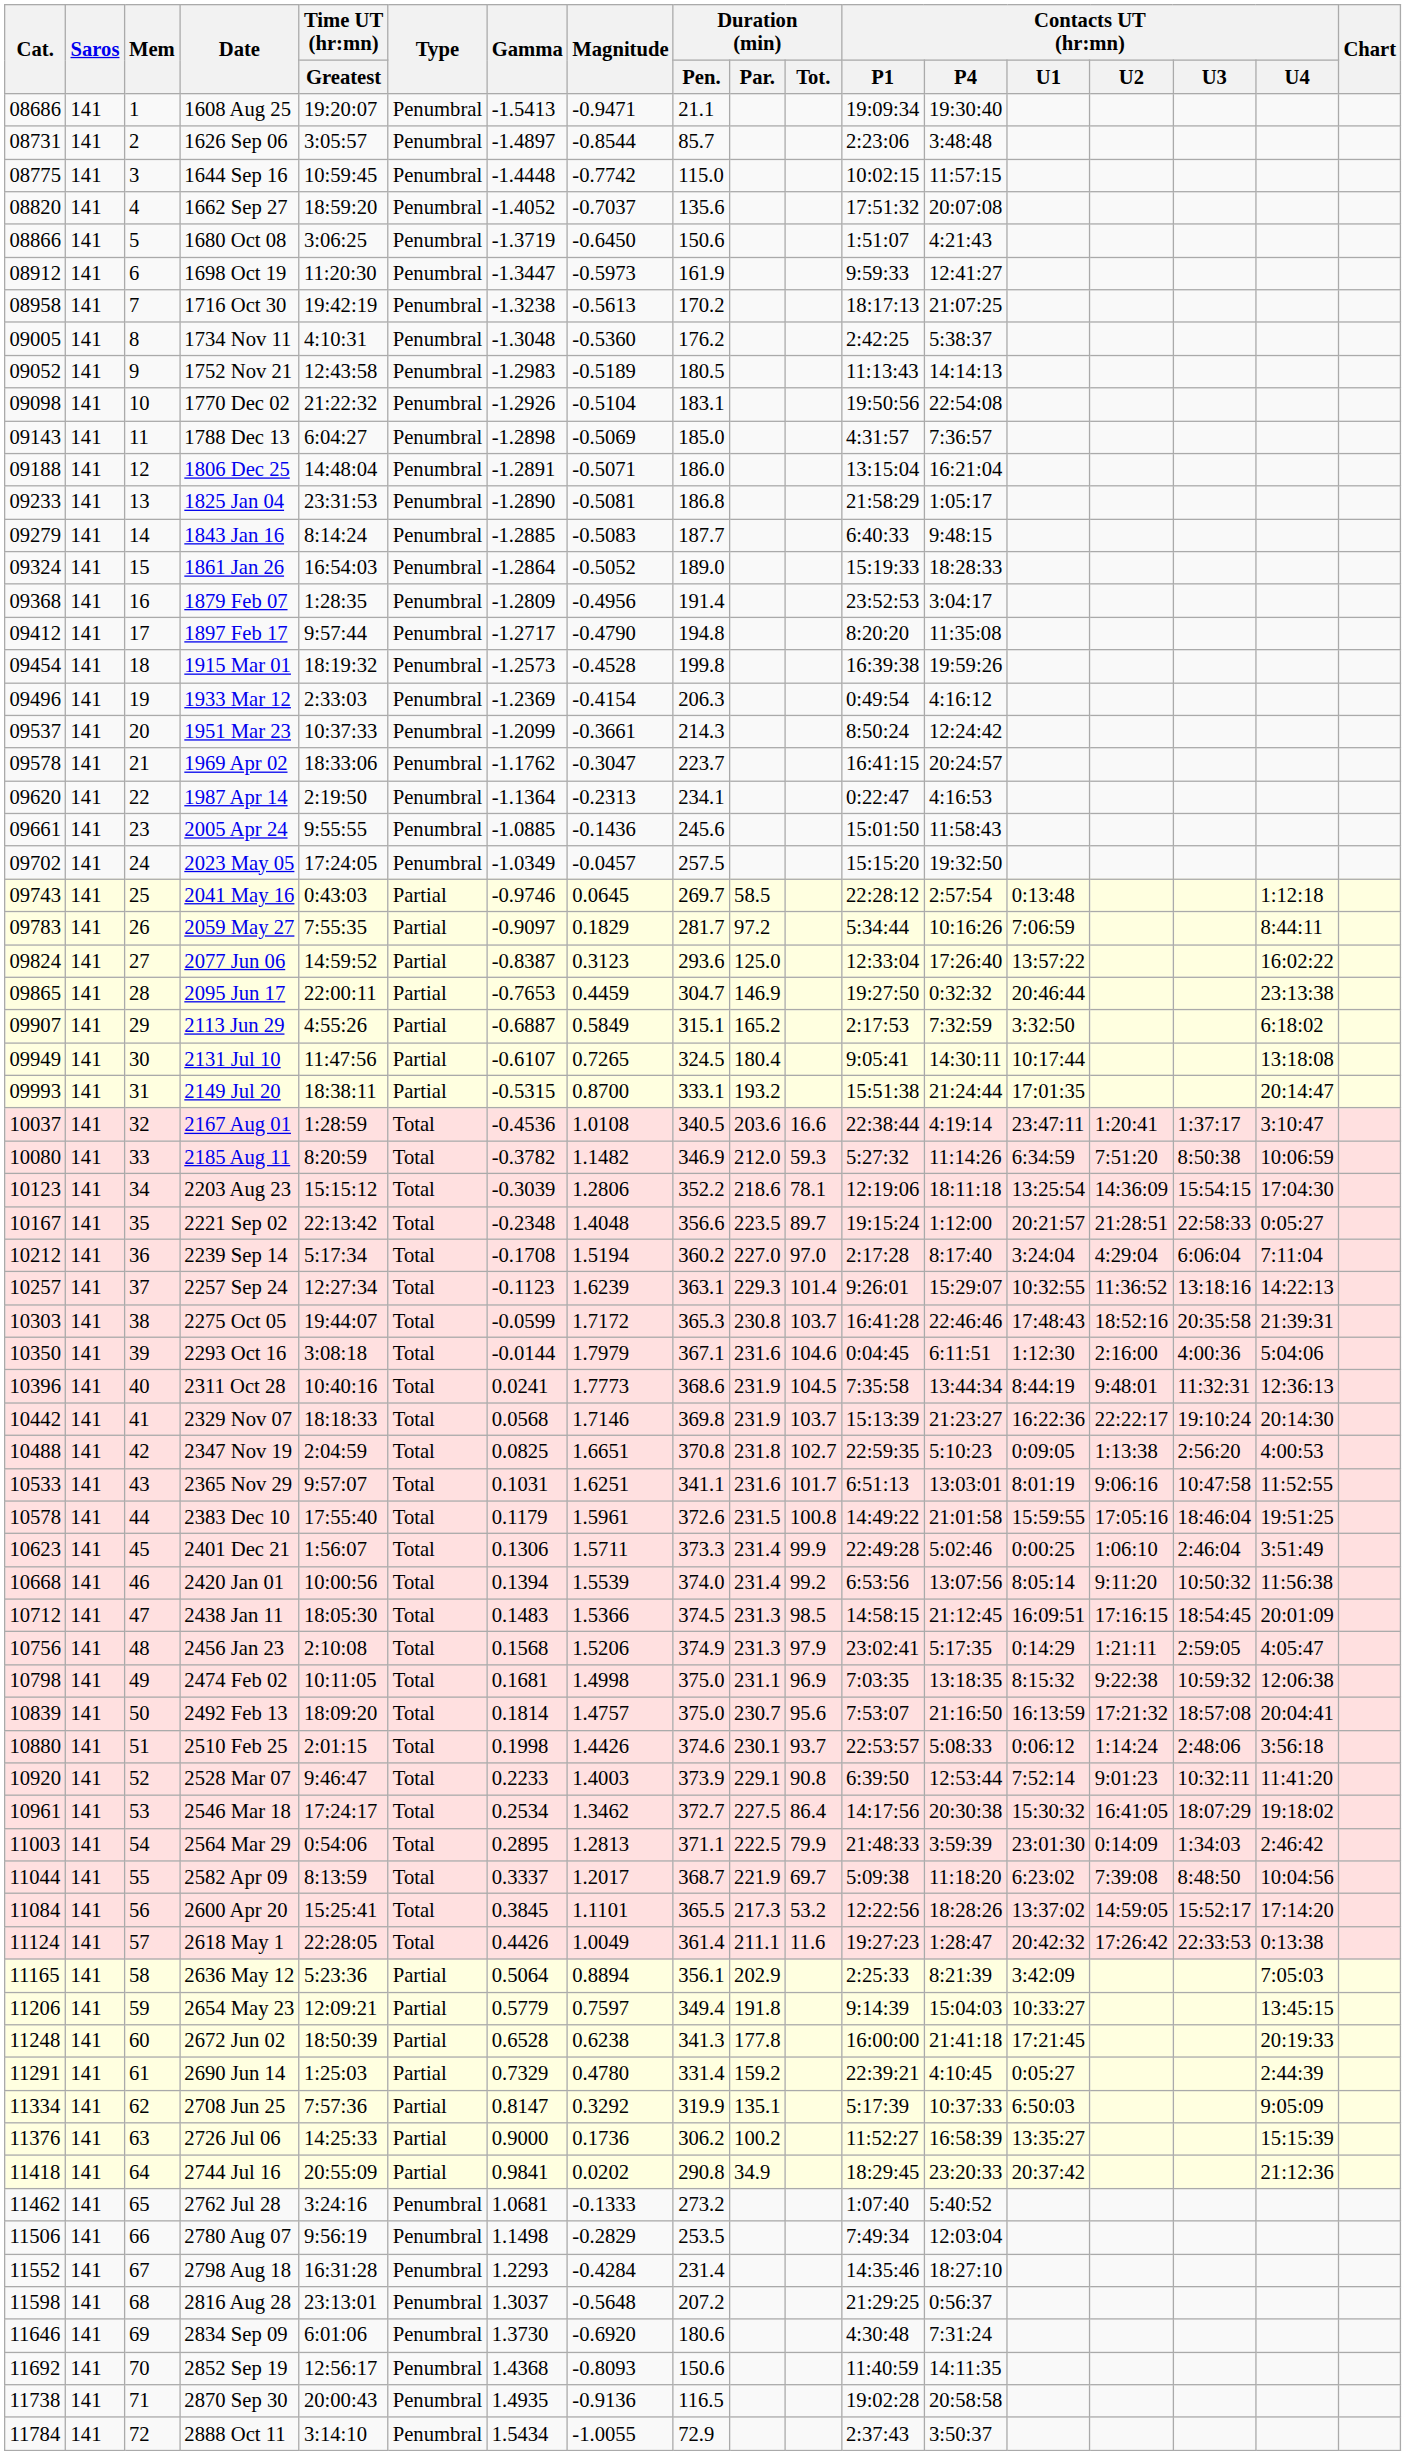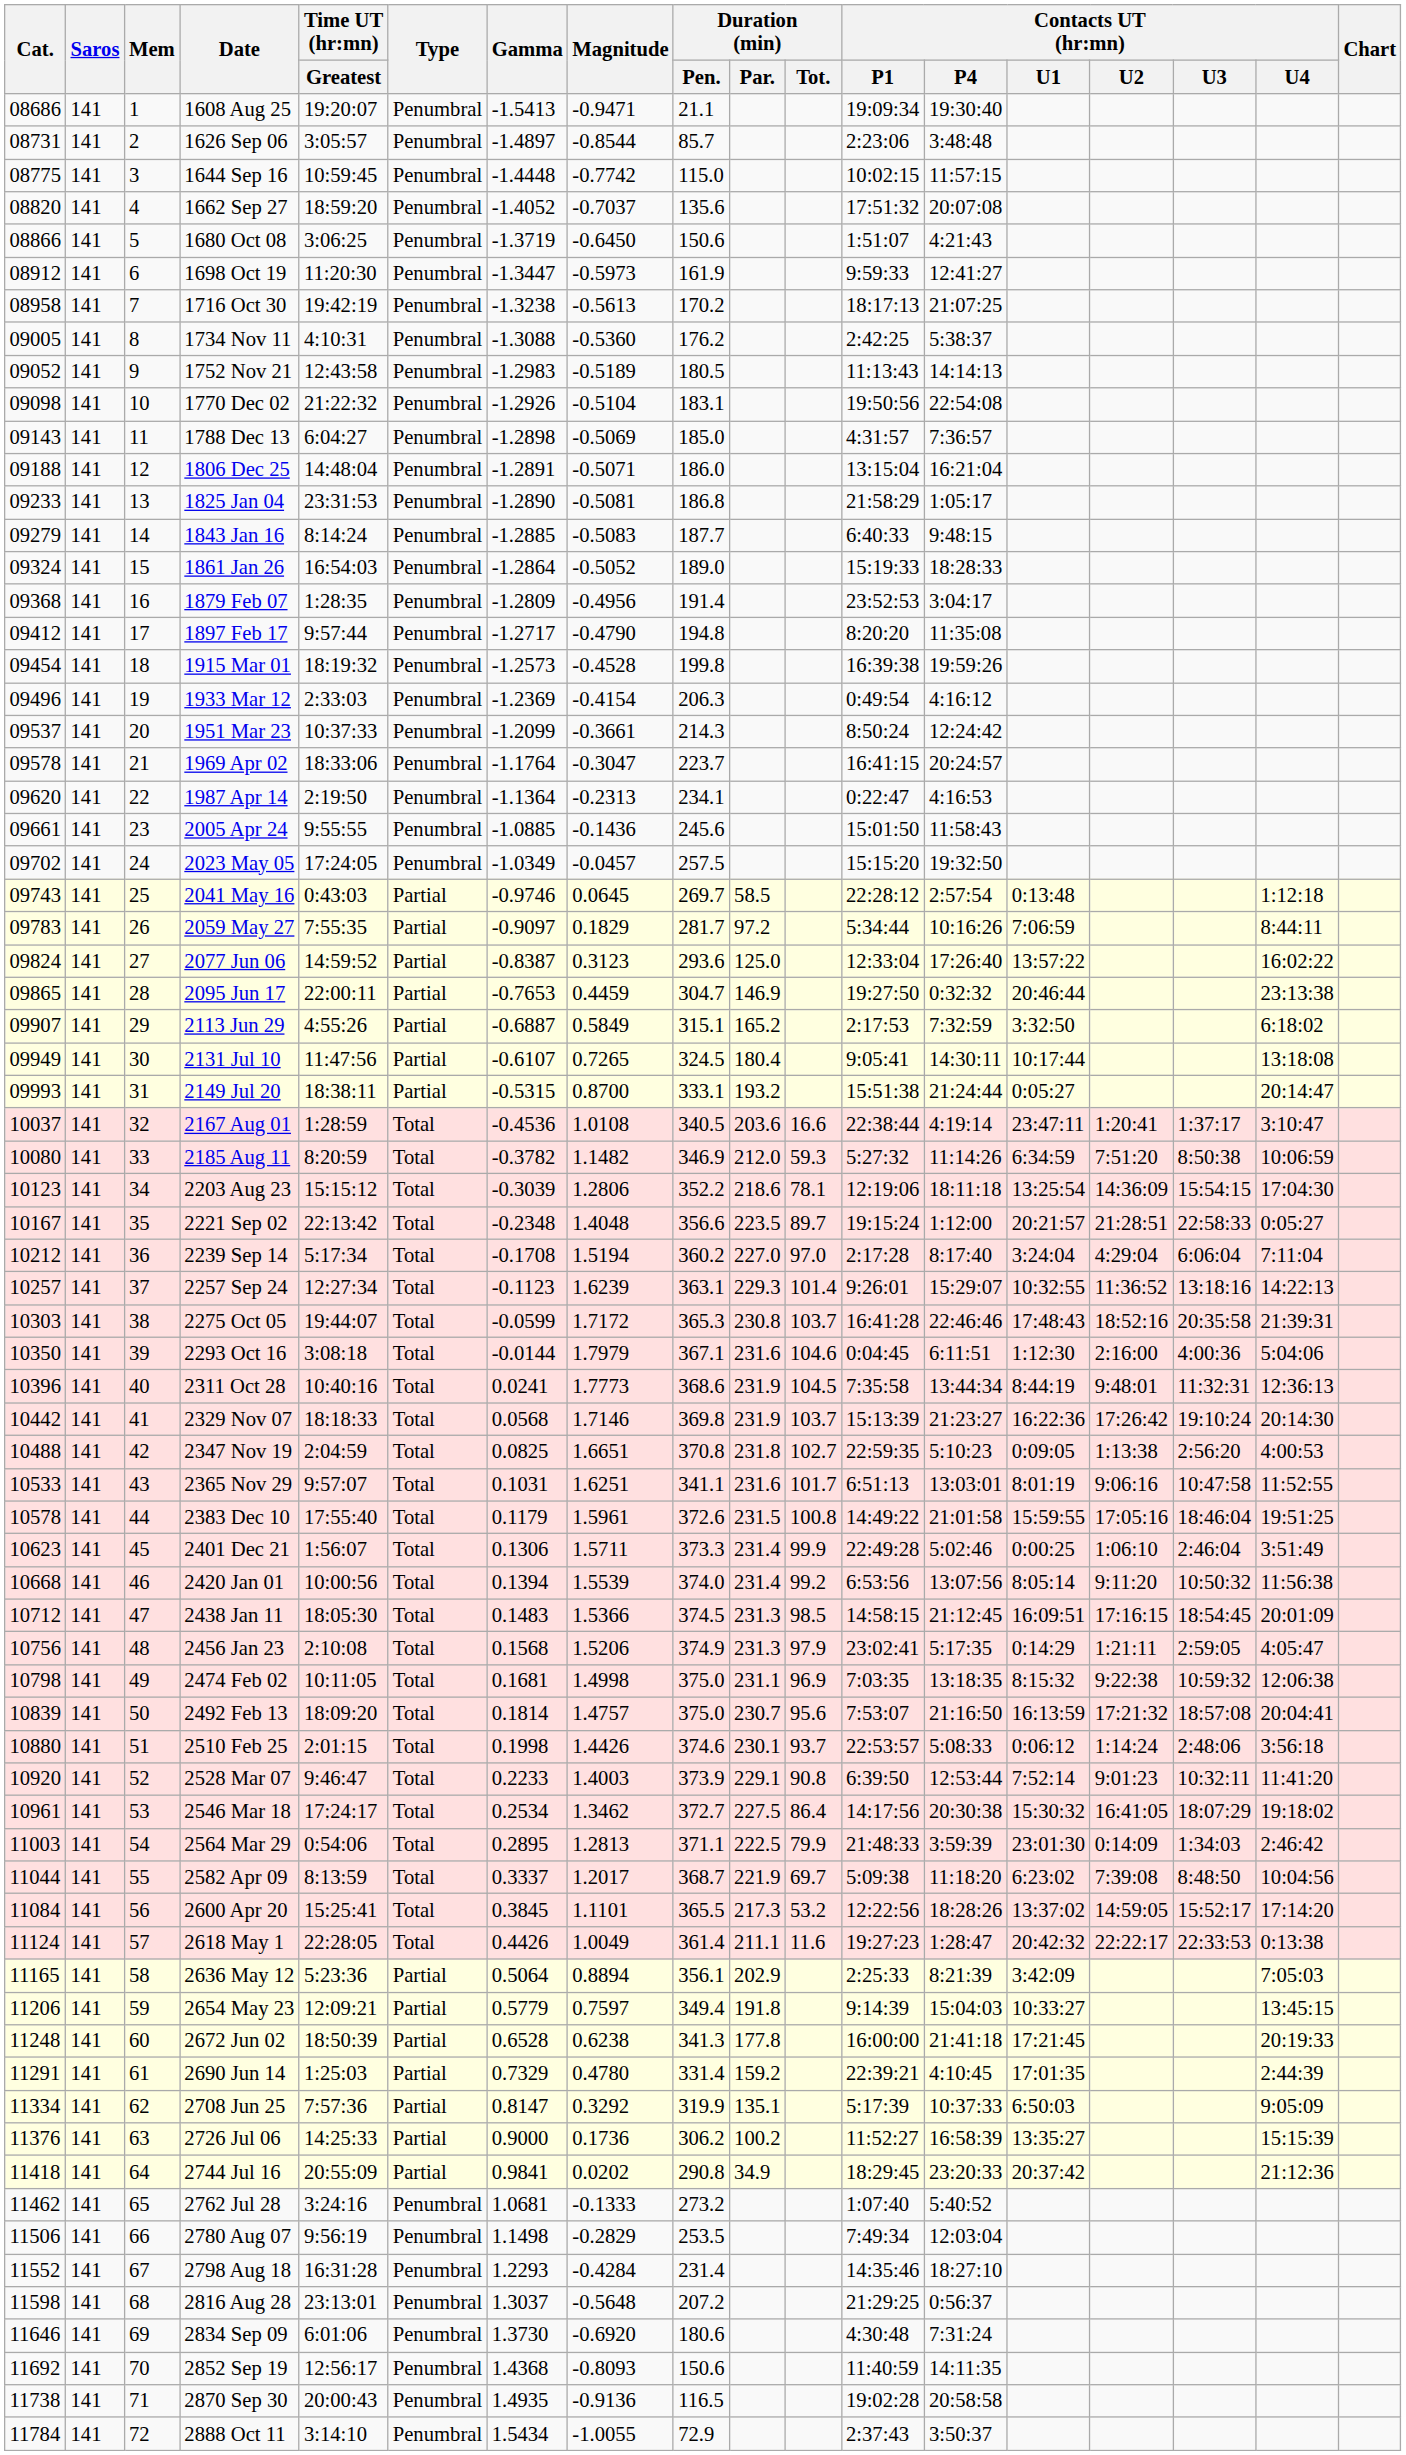(523, 338) -1.3048 -> (523, 338) -1.3088
(523, 764) -1.1762 -> (523, 764) -1.1764
(1048, 1091) 17:01:35 -> (1043, 1091) 0:05:27
(1131, 1418) 22:22:17 -> (1131, 1418) 17:26:42
(1131, 1942) 17:26:42 -> (1131, 1942) 22:22:17
(1043, 2073) 0:05:27 -> (1048, 2073) 17:01:35
